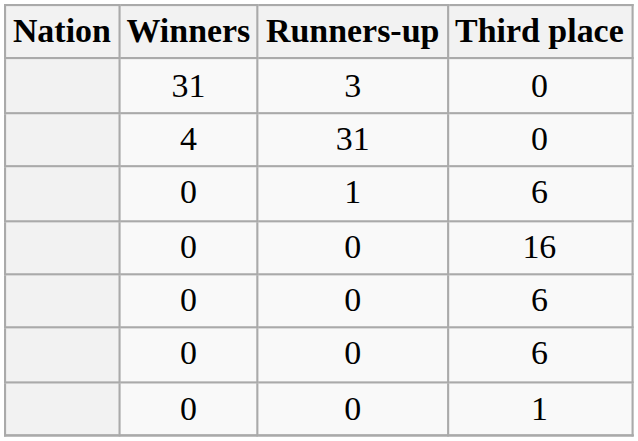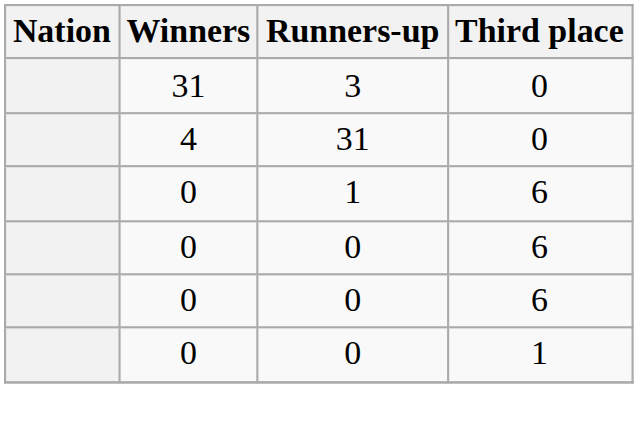- row: (353, 246)
